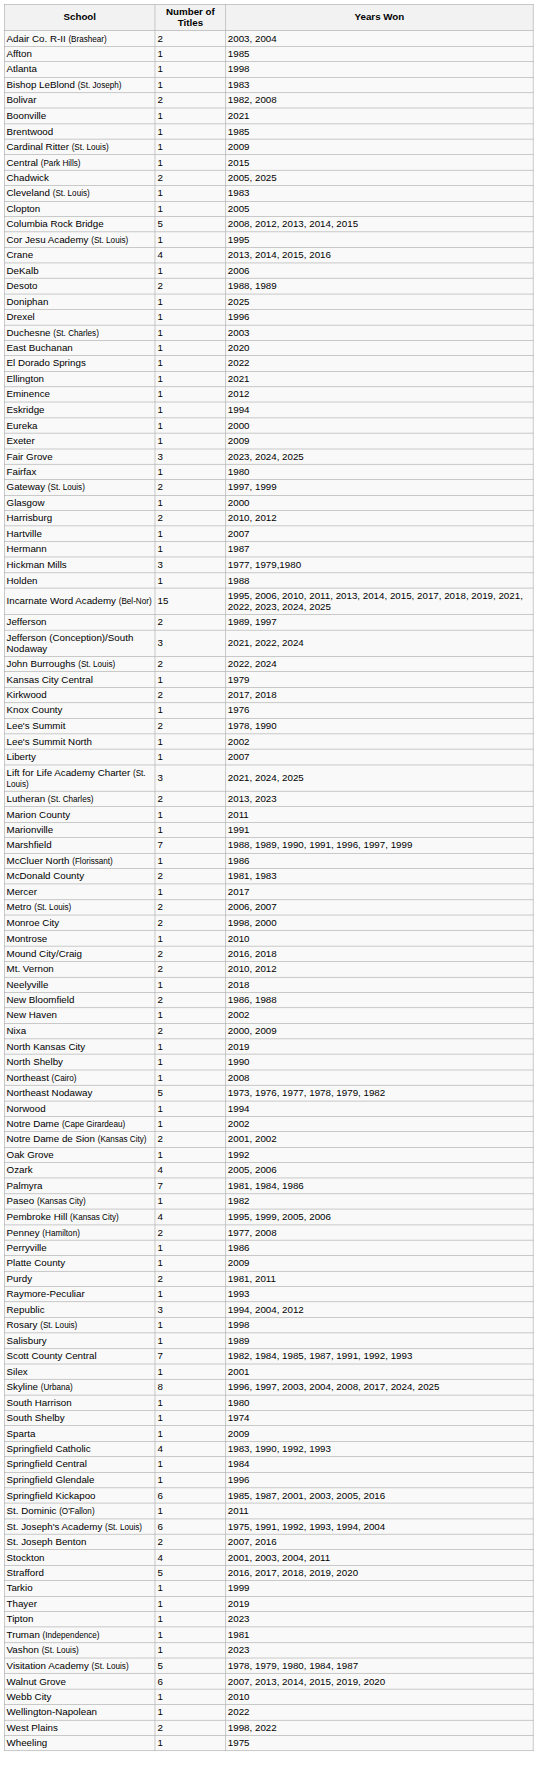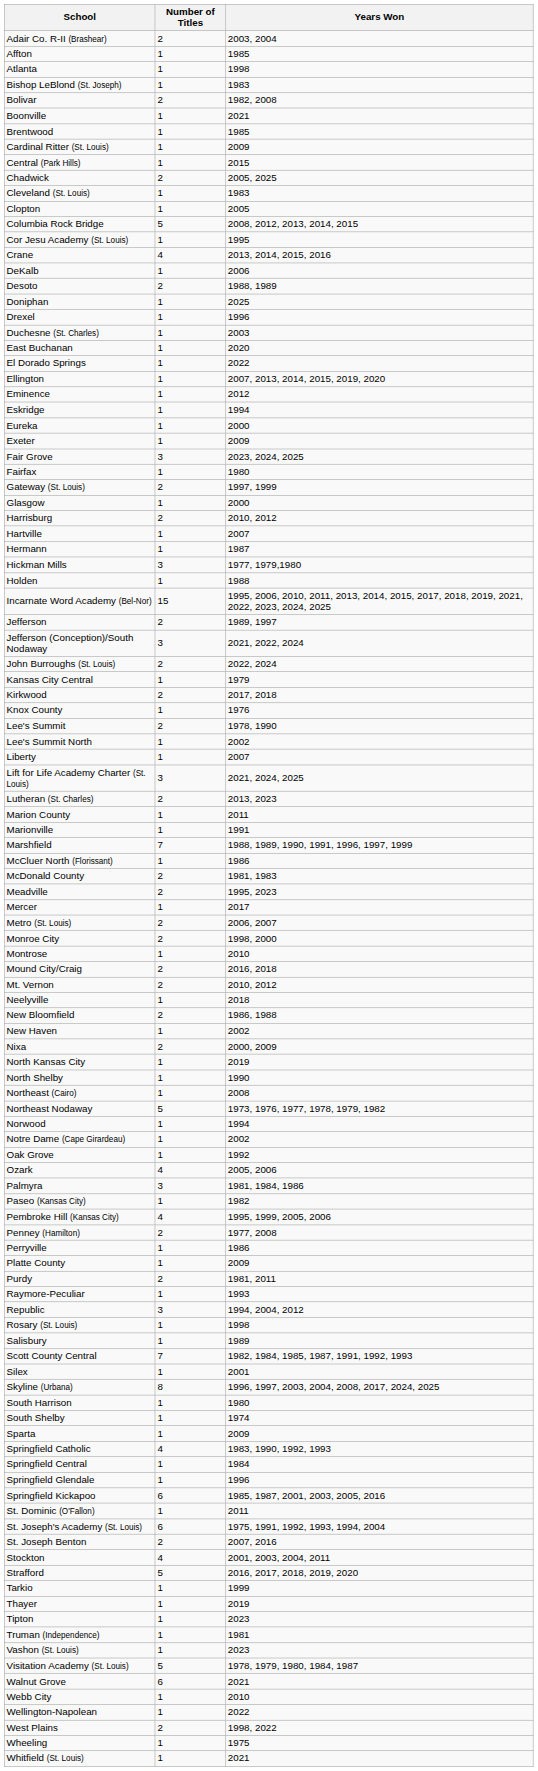(239, 379) 2021 -> (307, 379) 2007, 2013, 2014, 2015, 2019, 2020
+ row: (27, 892)
- row: (77, 1139)
(160, 1186) 7 -> (160, 1186) 3
(307, 1681) 2007, 2013, 2014, 2015, 2019, 2020 -> (239, 1681) 2021
+ row: (45, 1758)
